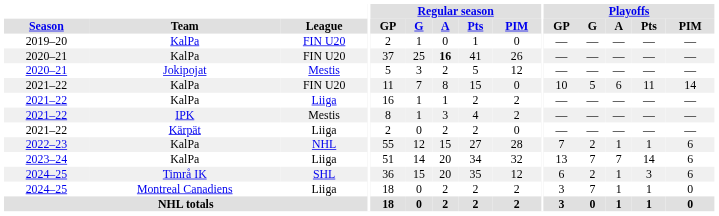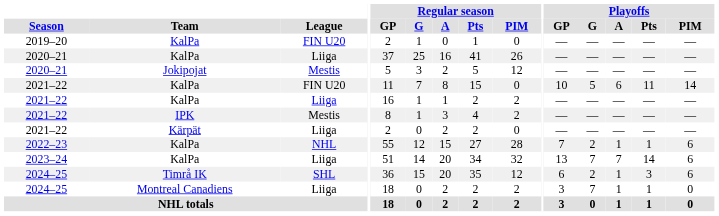(324, 55) FIN U20 -> (324, 55) Liiga
(445, 55) bold -> (445, 55) normal
